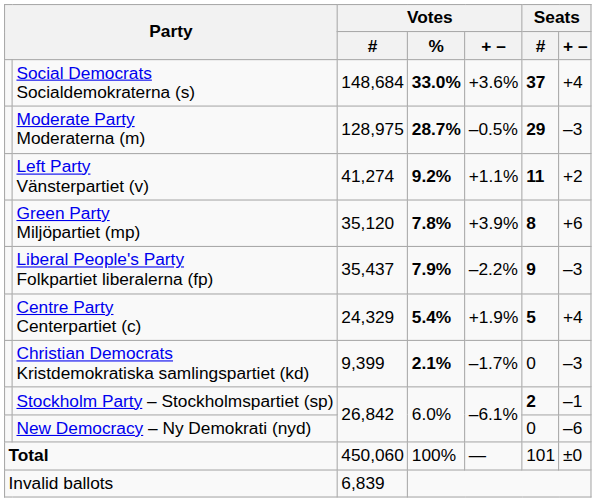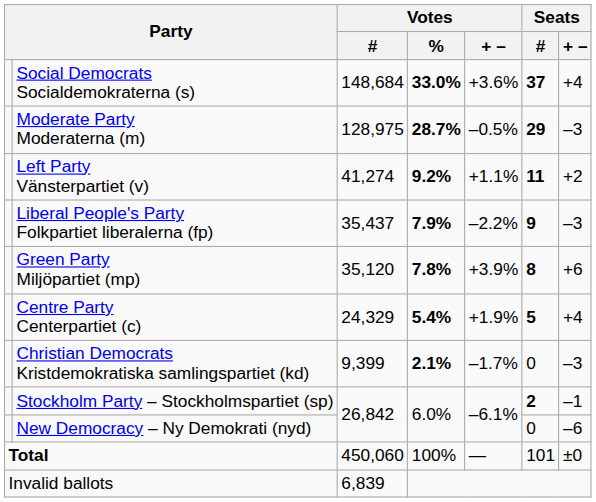rows swapped: (115, 270) <-> (78, 223)
